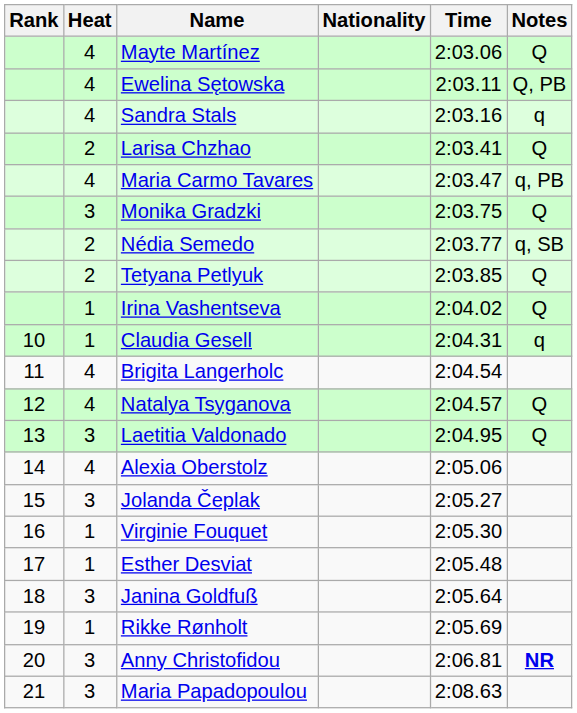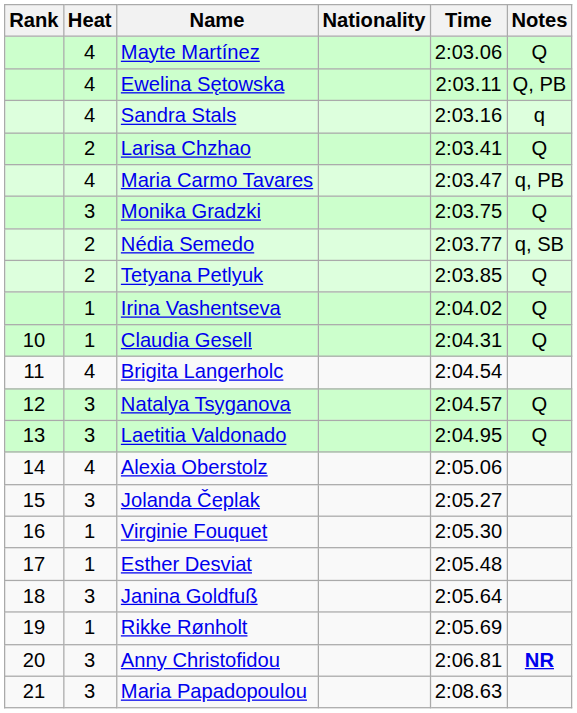(539, 340) q -> (539, 340) Q
(90, 404) 4 -> (90, 404) 3
